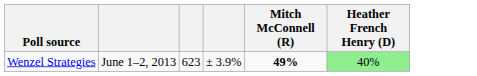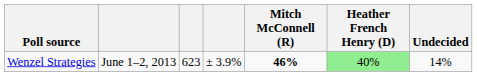+ column: (441, 41)
(286, 61) 49% -> (286, 61) 46%
